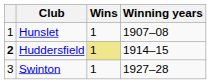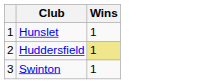- column: (163, 13)
(10, 50) bold -> (10, 50) normal
